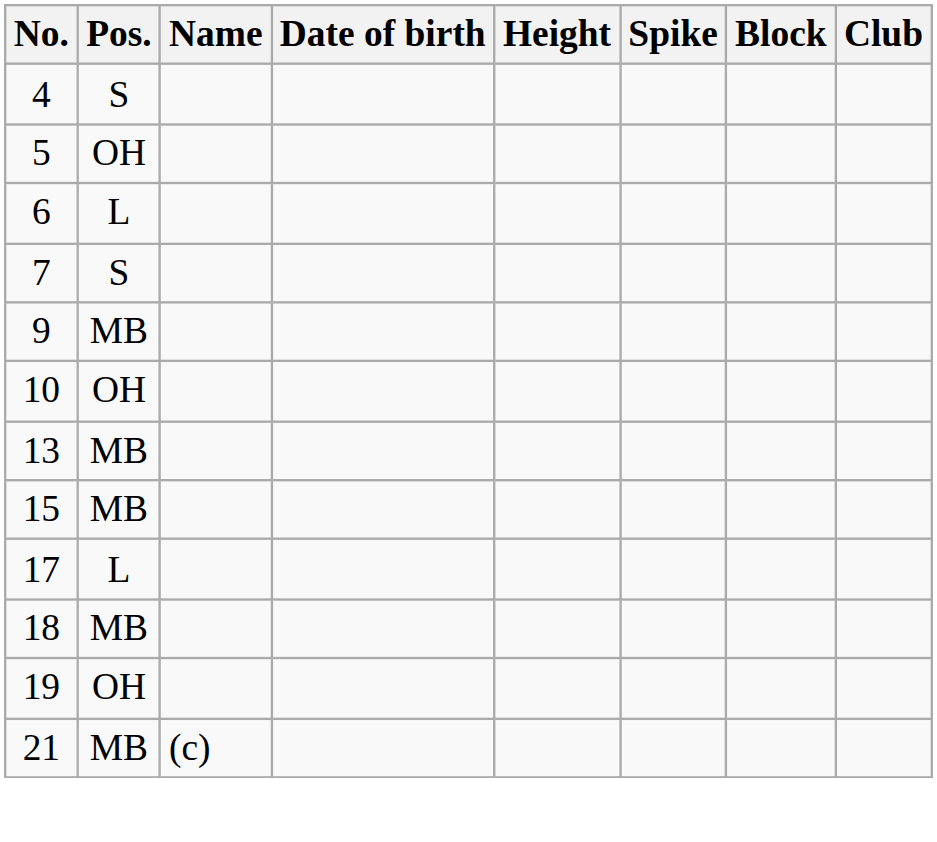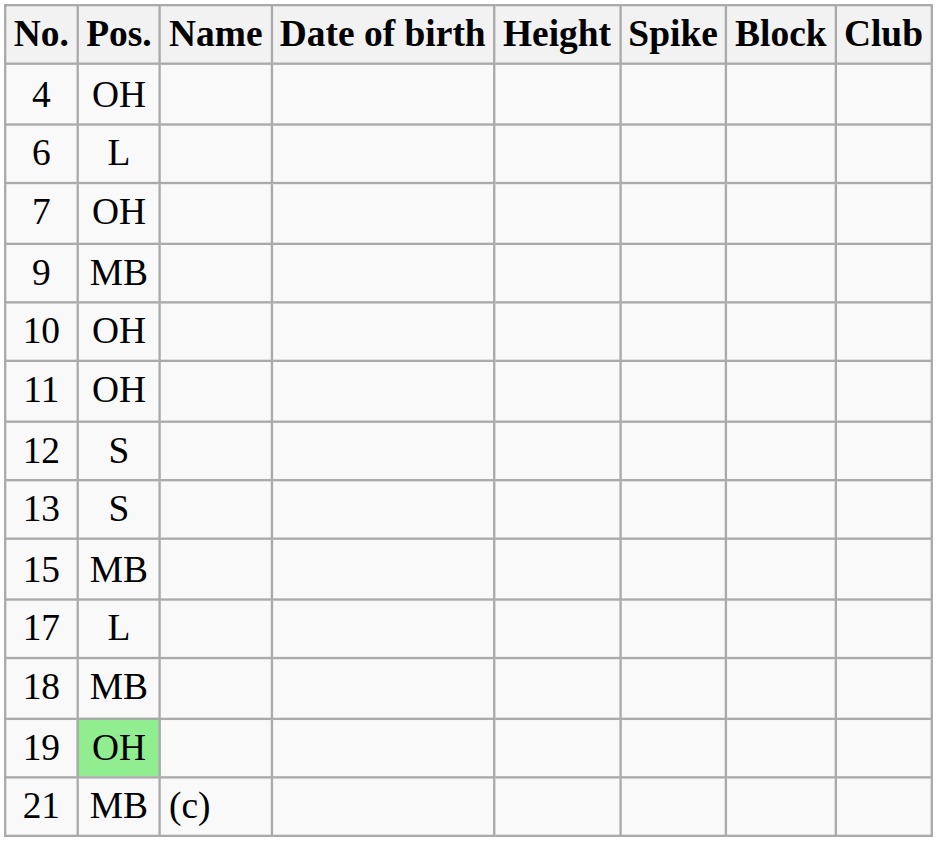(119, 93) S -> (119, 93) OH
- row: (41, 152)
(119, 271) S -> (119, 212) OH
+ row: (41, 390)
+ row: (41, 449)
(119, 449) MB -> (119, 509) S
(119, 687) no background -> (119, 746) lightgreen background
